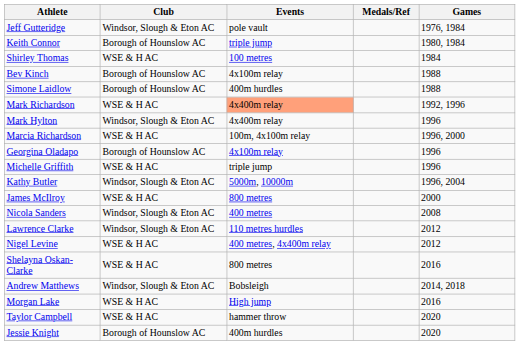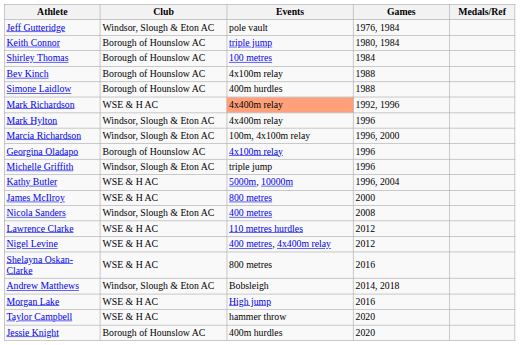columns swapped: (467, 12) <-> (386, 12)
(130, 58) WSE & H AC -> (154, 58) Borough of Hounslow AC
(130, 136) WSE & H AC -> (158, 136) Windsor, Slough & Eton AC
(130, 167) WSE & H AC -> (158, 167) Windsor, Slough & Eton AC
(158, 182) Windsor, Slough & Eton AC -> (130, 182) WSE & H AC
(158, 228) Windsor, Slough & Eton AC -> (130, 228) WSE & H AC
